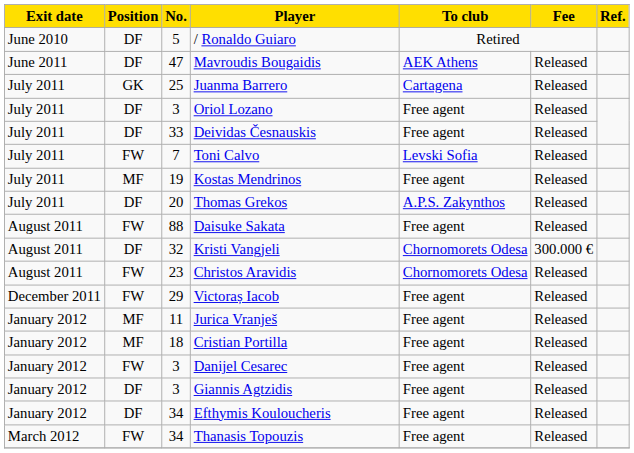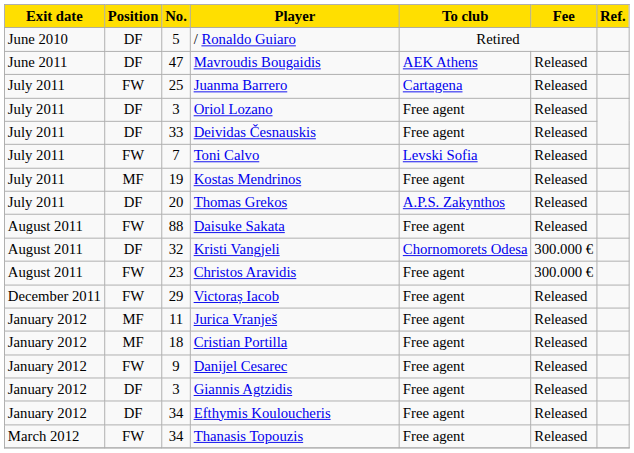(133, 86) GK -> (133, 86) FW
(465, 272) Chornomorets Odesa -> (434, 272) Free agent
(561, 272) Released -> (564, 272) 300.000 €
(176, 366) 3 -> (176, 366) 9
